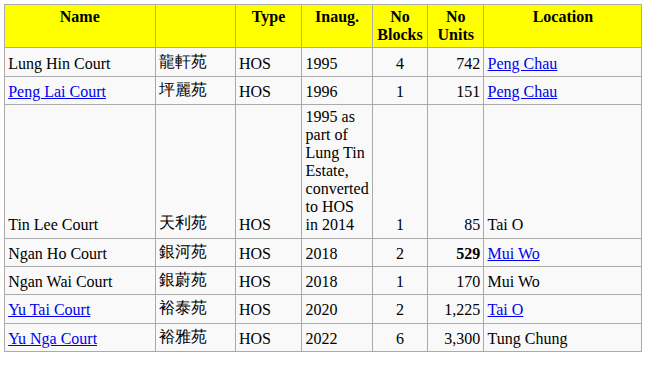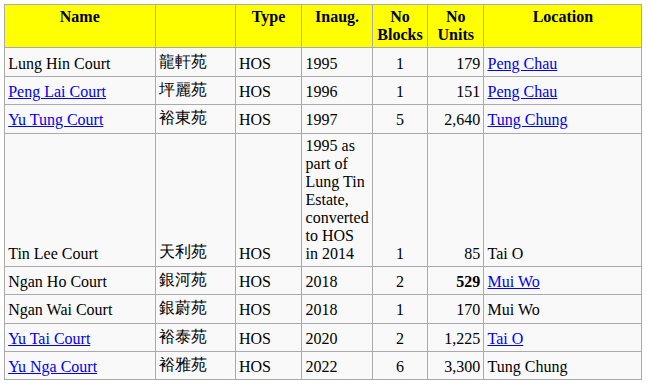(400, 63) 4 -> (400, 63) 1
(468, 63) 742 -> (468, 63) 179
+ row: (56, 120)
